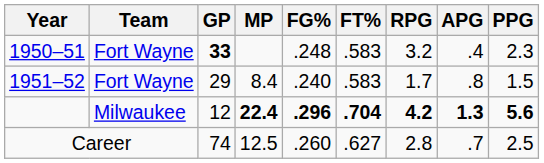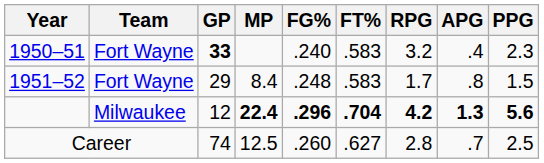(312, 51) .248 -> (312, 51) .240
(312, 82) .240 -> (312, 82) .248
